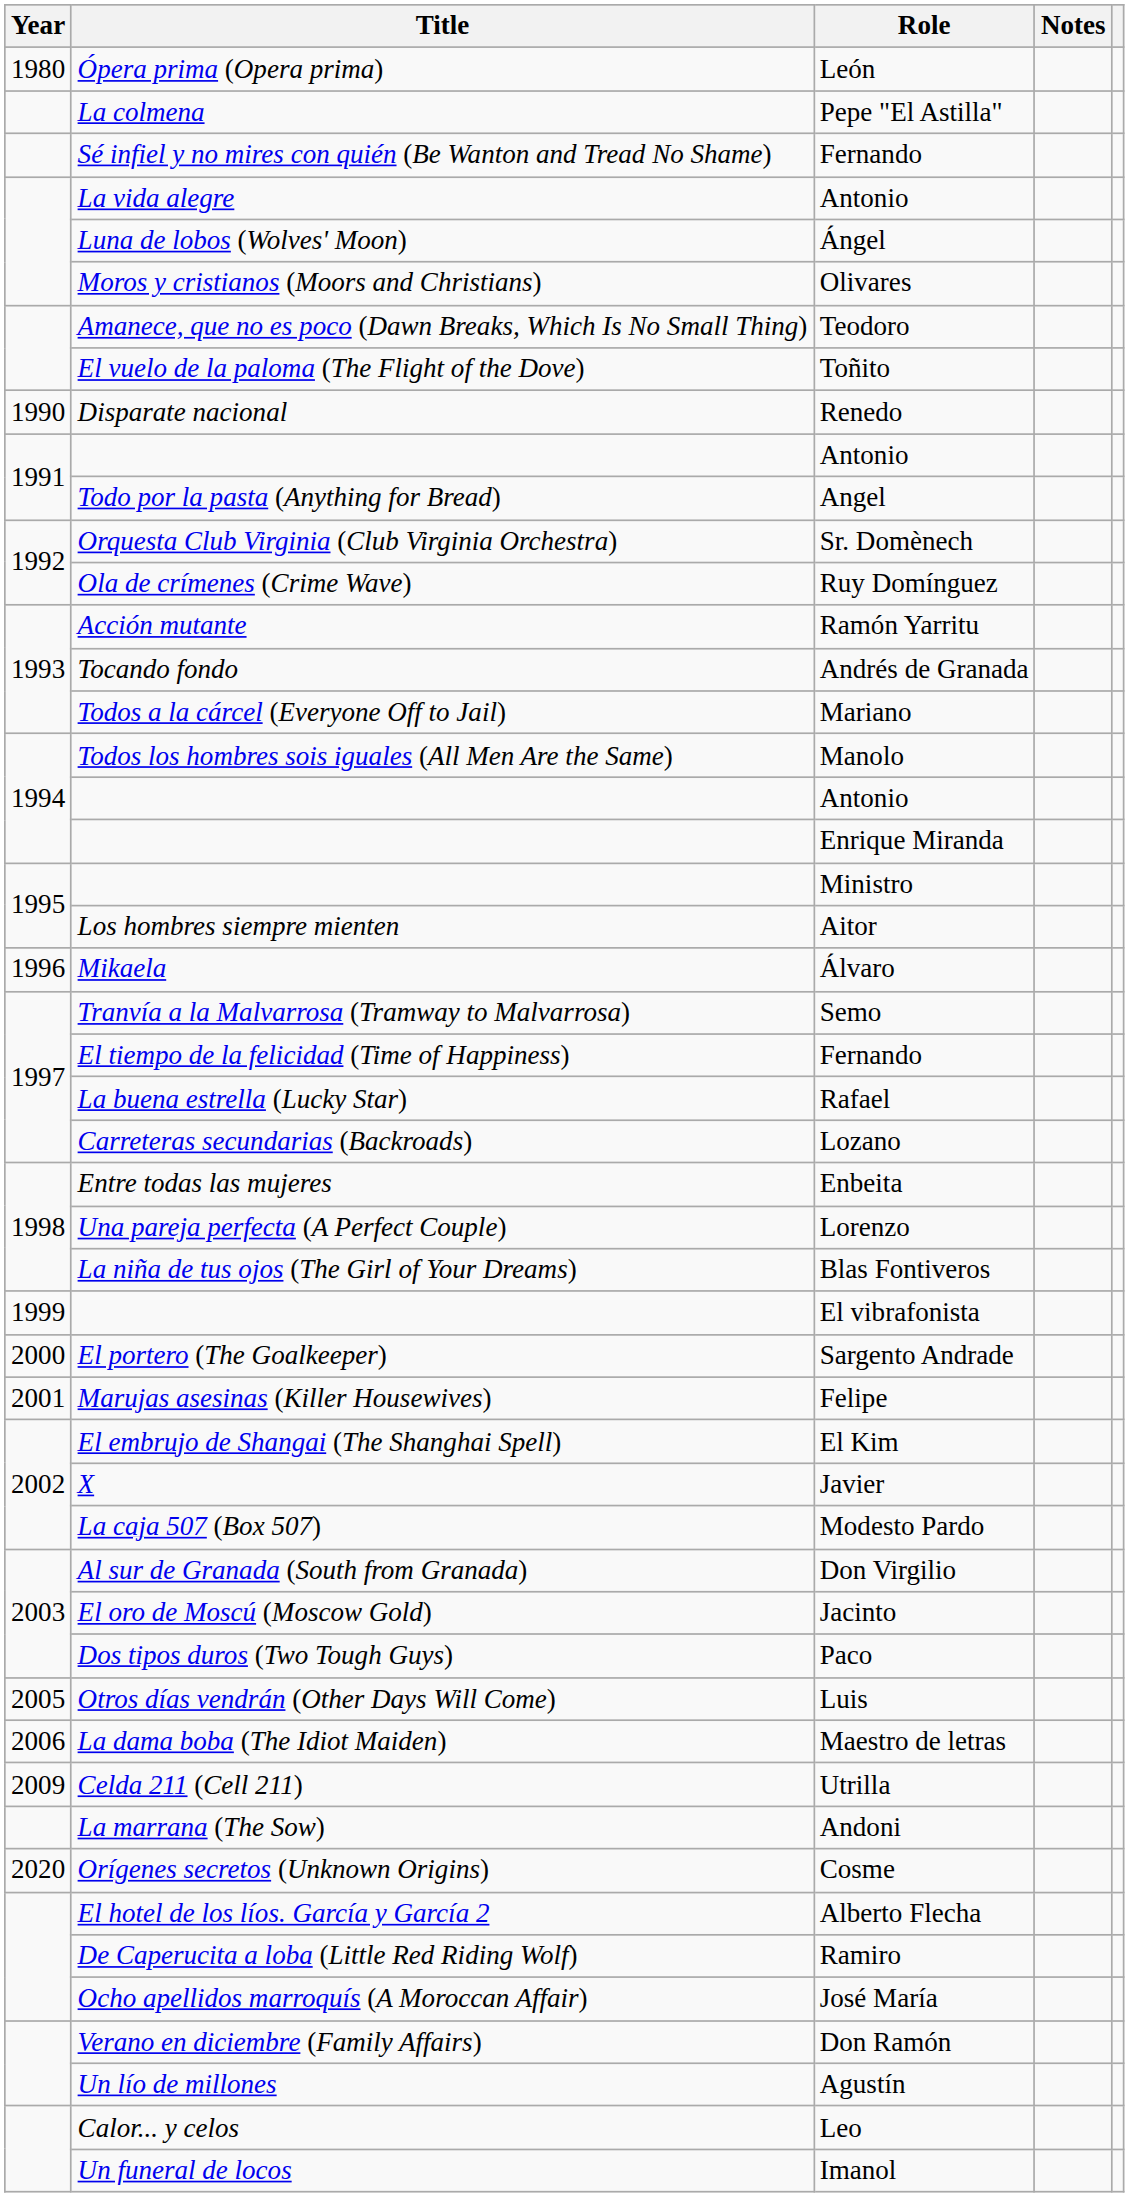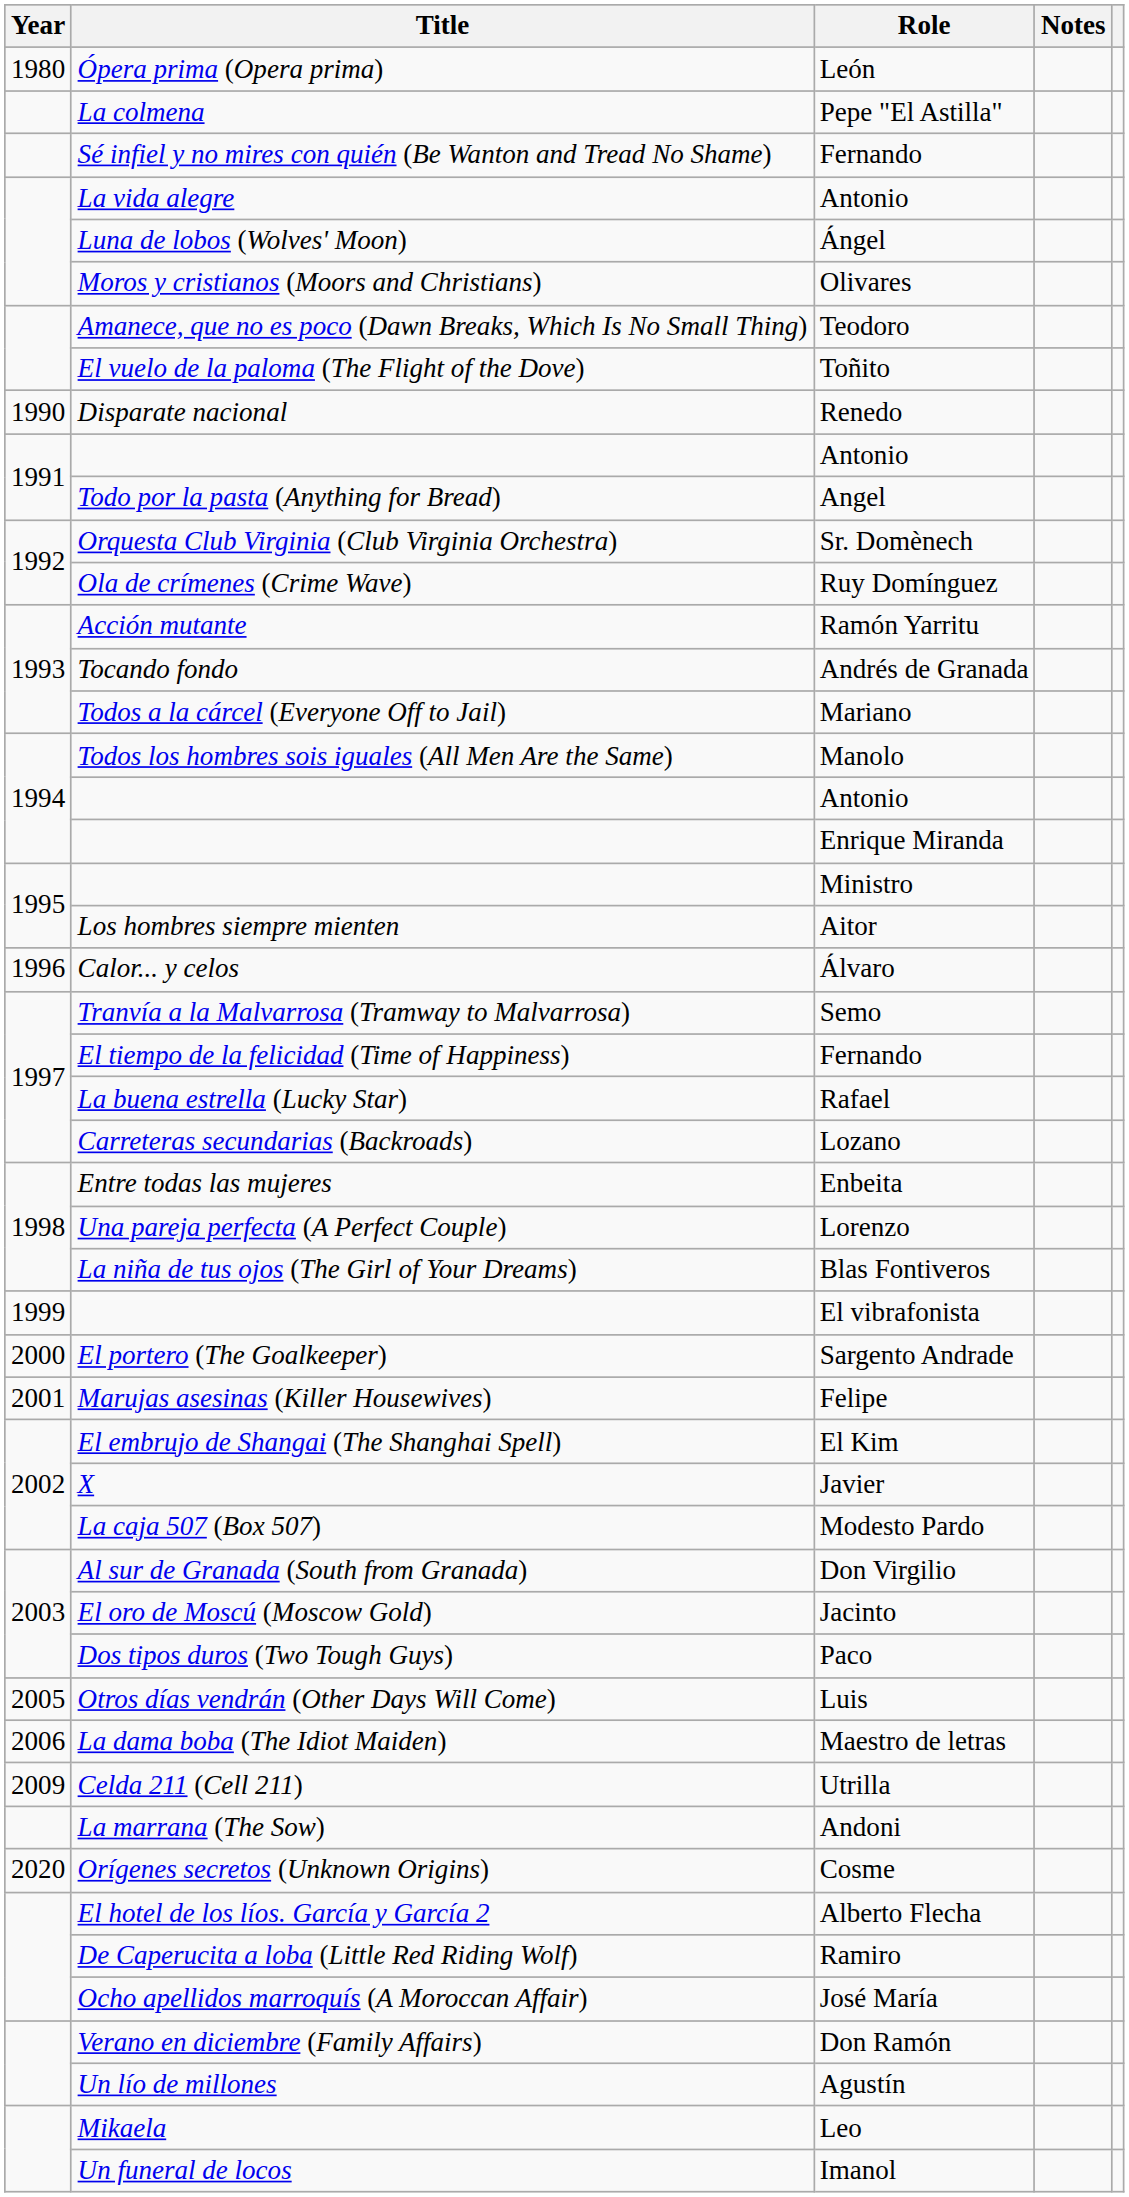(122, 969) Mikaela -> (158, 969) Calor... y celos
(158, 2127) Calor... y celos -> (122, 2127) Mikaela
